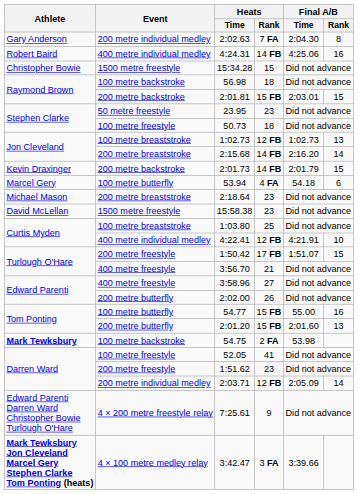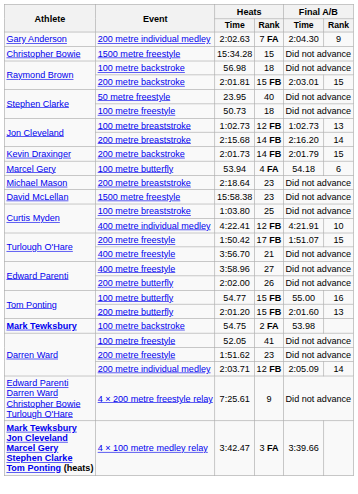(339, 40) 8 -> (339, 40) 9
- row: (235, 54)
(269, 111) 23 -> (269, 97) 40
